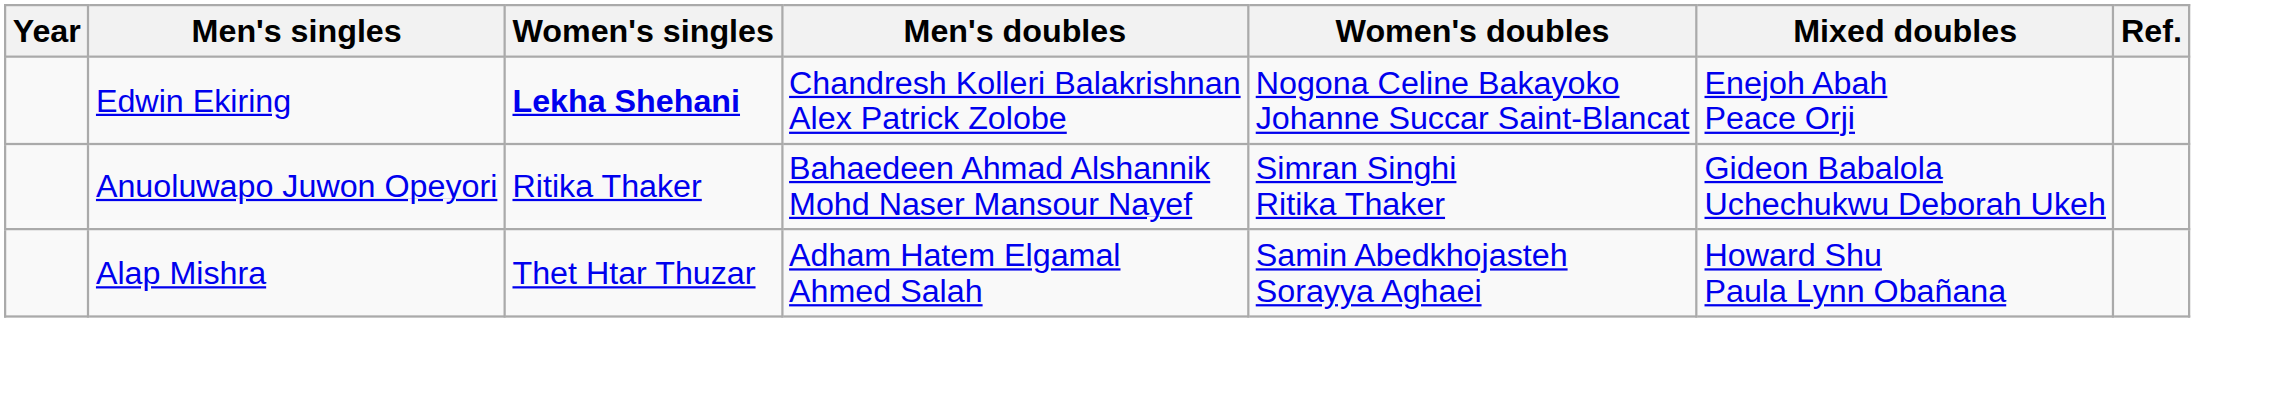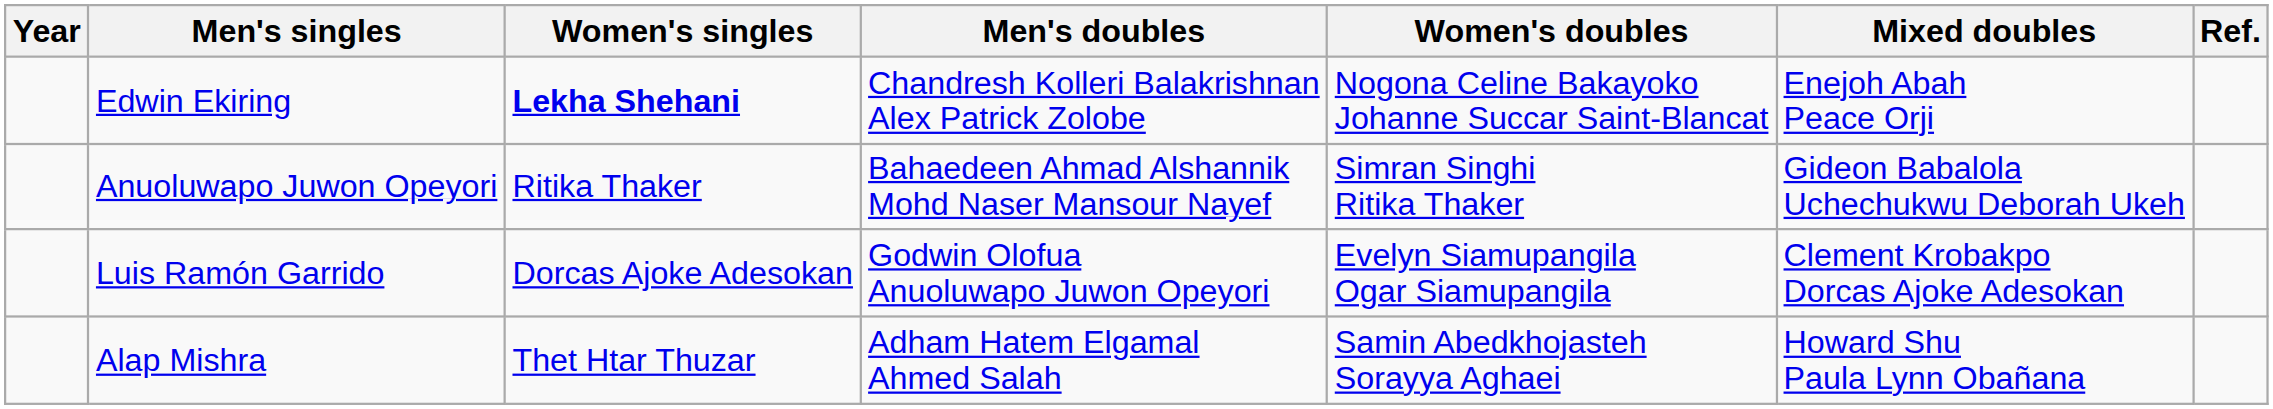+ row: (240, 273)
